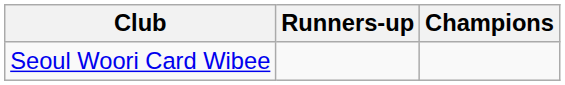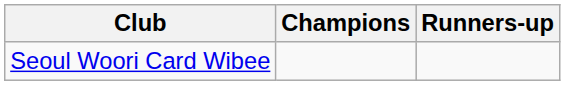columns swapped: (490, 23) <-> (348, 23)
